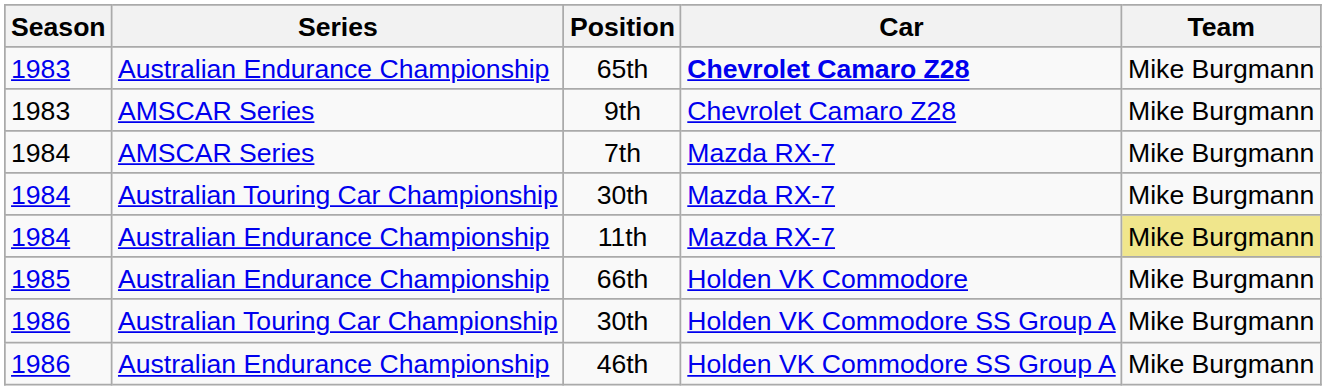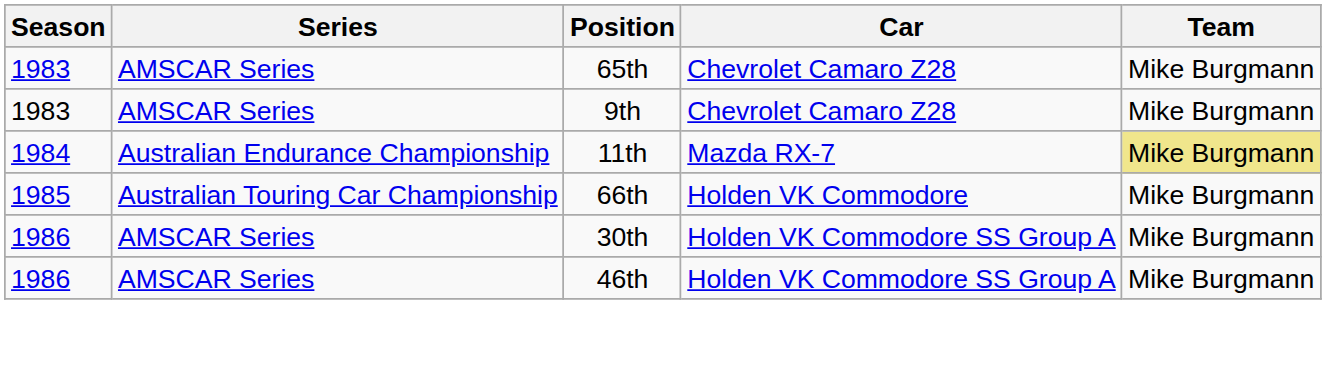(334, 68) Australian Endurance Championship -> (216, 68) AMSCAR Series
(828, 68) bold -> (822, 68) normal
- row: (41, 152)
- row: (41, 195)
(334, 279) Australian Endurance Championship -> (338, 195) Australian Touring Car Championship
(338, 321) Australian Touring Car Championship -> (216, 237) AMSCAR Series
(334, 363) Australian Endurance Championship -> (216, 279) AMSCAR Series
